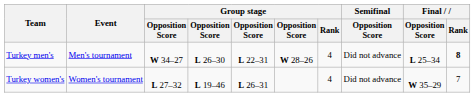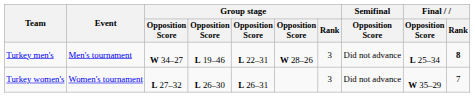(210, 60) L 26–30 -> (210, 60) L 19–46
(330, 55) 4 -> (330, 55) 3
(210, 85) L 19–46 -> (210, 85) L 26–30
(330, 80) 4 -> (330, 80) 3
